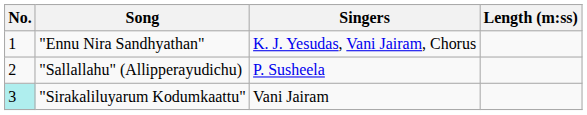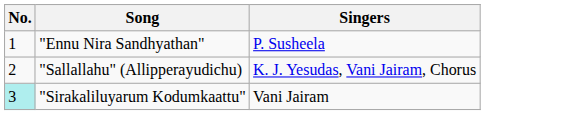- column: (531, 17)
(365, 44) K. J. Yesudas, Vani Jairam, Chorus -> (289, 44) P. Susheela
(289, 70) P. Susheela -> (365, 70) K. J. Yesudas, Vani Jairam, Chorus
